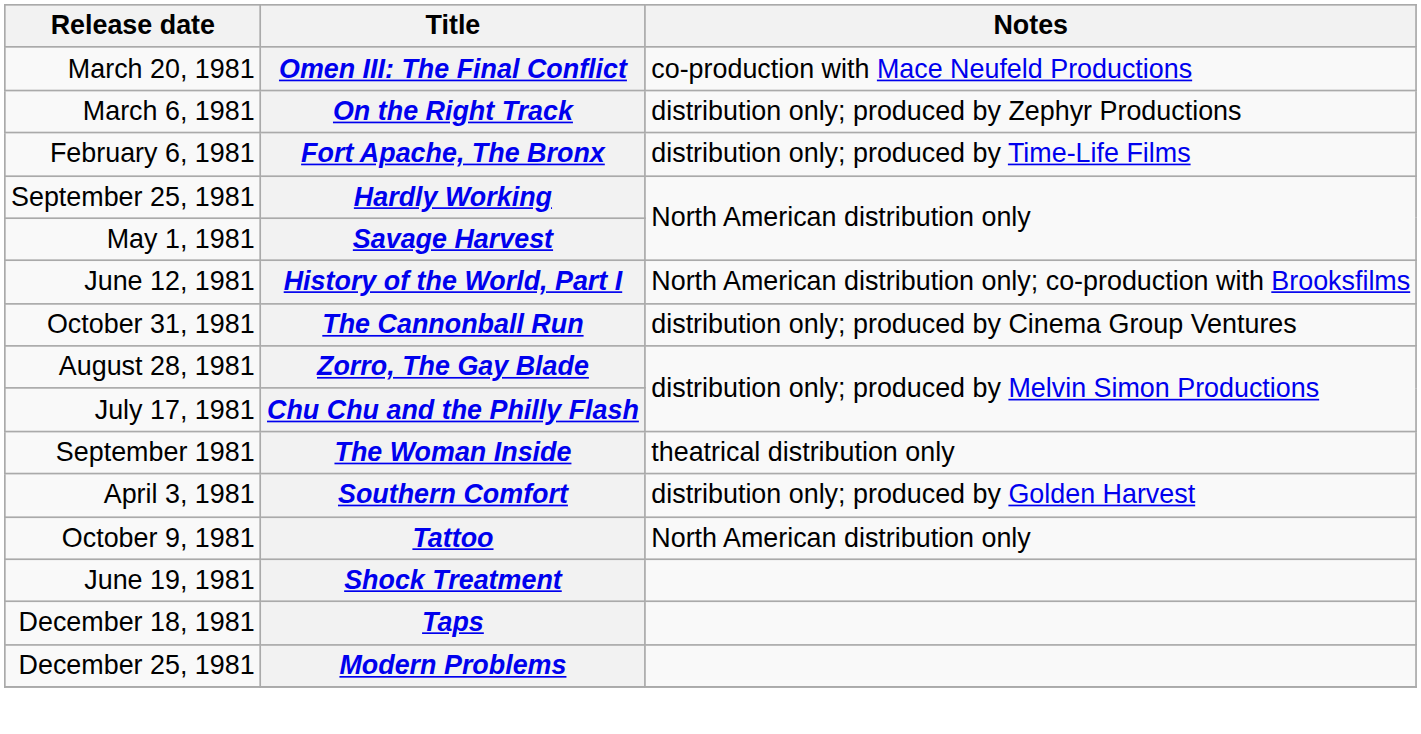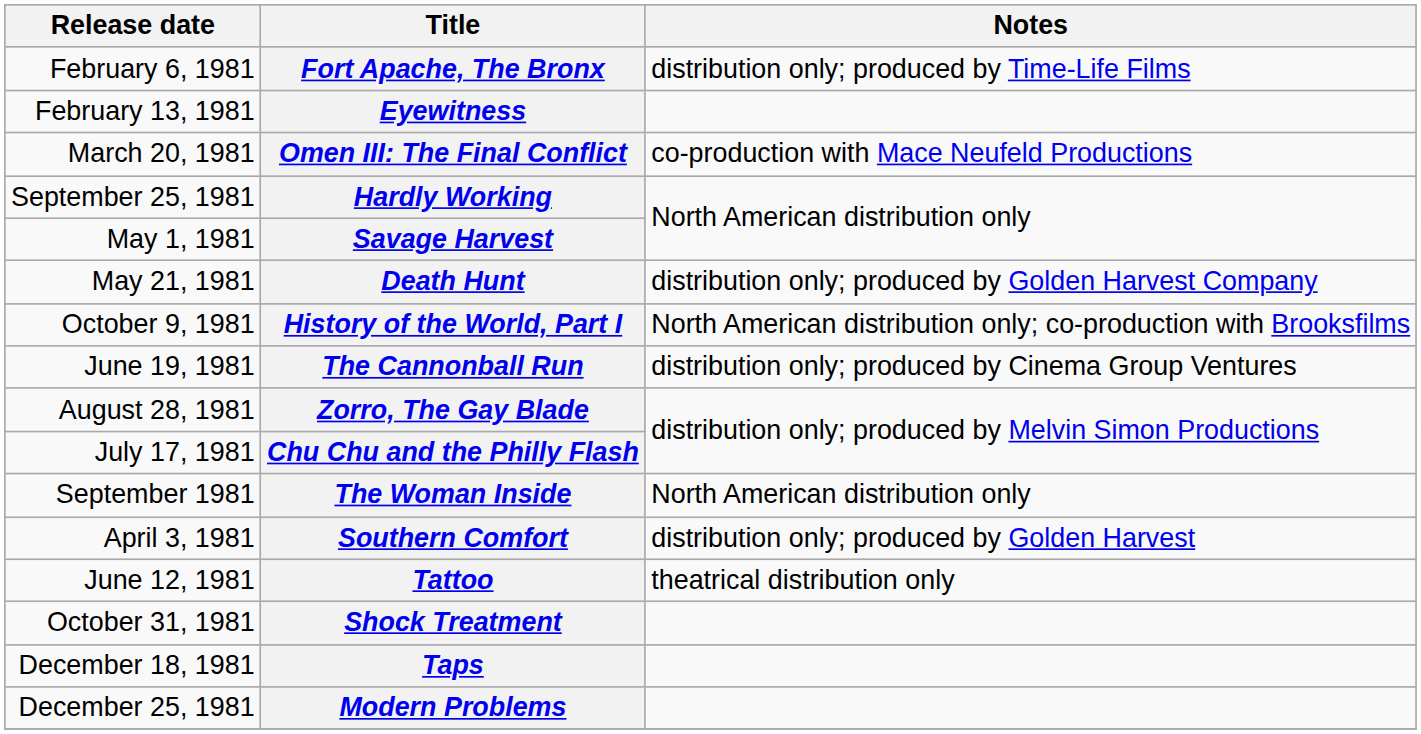rows swapped: (453, 153) <-> (453, 68)
+ row: (453, 111)
- row: (453, 111)
+ row: (453, 281)
(169, 281) June 12, 1981 -> (158, 324) October 9, 1981
(151, 324) October 31, 1981 -> (169, 366) June 19, 1981
(803, 452) theatrical distribution only -> (841, 494) North American distribution only
(158, 537) October 9, 1981 -> (169, 580) June 12, 1981
(841, 537) North American distribution only -> (803, 580) theatrical distribution only
(169, 580) June 19, 1981 -> (151, 622) October 31, 1981
